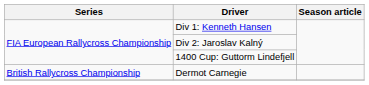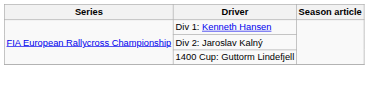- row: (211, 72)
